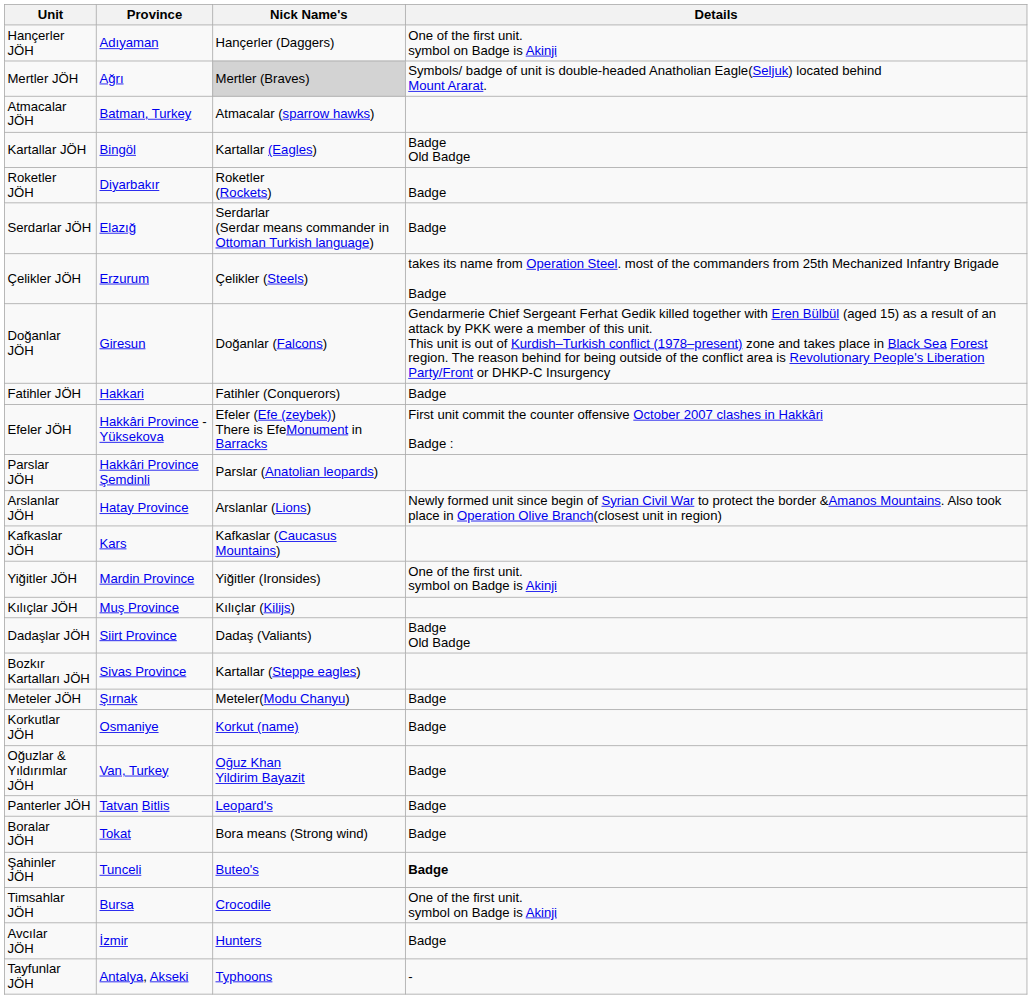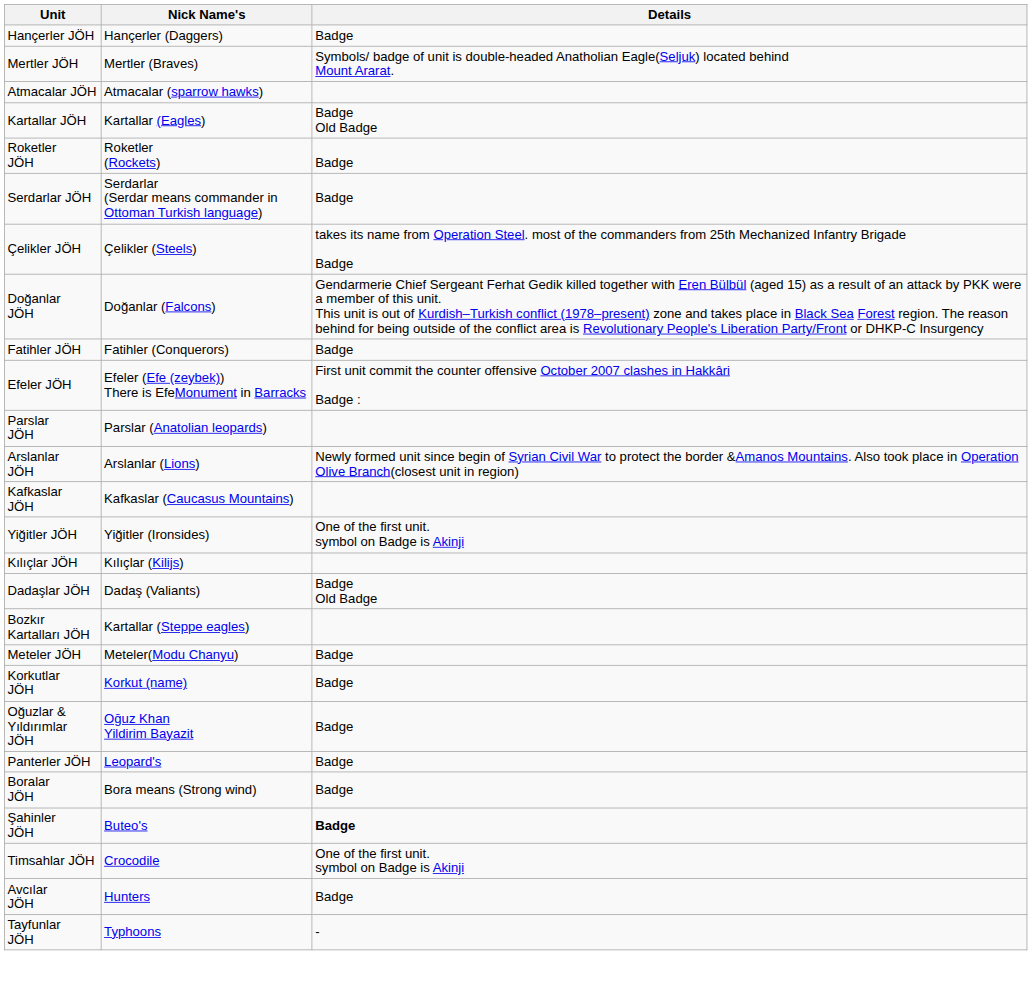- column: (154, 14)
(483, 43) One of the first unit. symbol on Badge is Akinji -> (334, 35) Badge
(263, 78) lightgrey background -> (151, 63) no background
